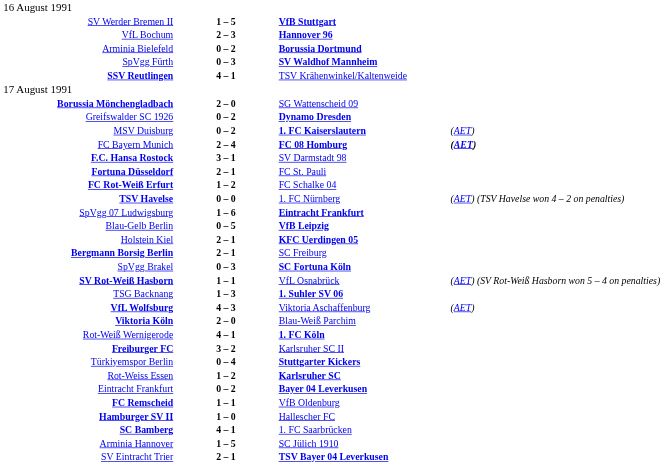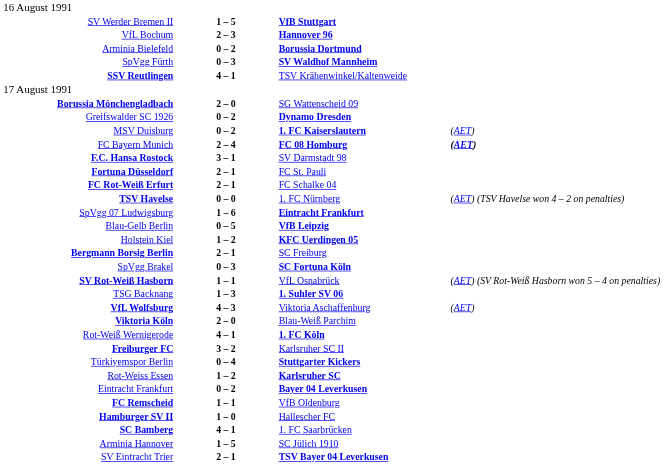(226, 185) 1 – 2 -> (226, 185) 2 – 1
(226, 239) 2 – 1 -> (226, 239) 1 – 2
